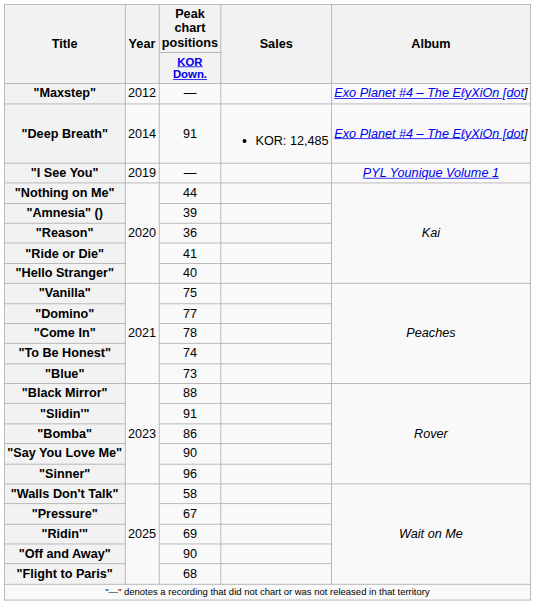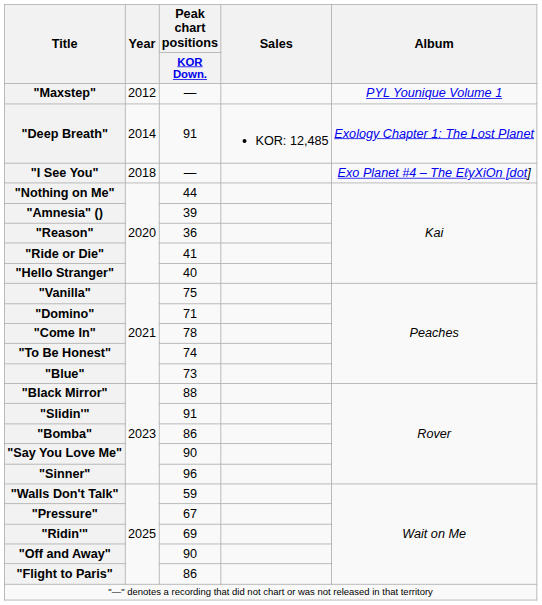(431, 93) Exo Planet #4 – The EℓyXiOn [dot] -> (434, 93) PYL Younique Volume 1
(431, 133) Exo Planet #4 – The EℓyXiOn [dot] -> (434, 133) Exology Chapter 1: The Lost Planet
(142, 173) 2019 -> (142, 173) 2018
(431, 173) PYL Younique Volume 1 -> (434, 173) Exo Planet #4 – The EℓyXiOn [dot]
(190, 313) 77 -> (190, 313) 71
(190, 493) 58 -> (190, 493) 59
(190, 574) 68 -> (190, 574) 86
